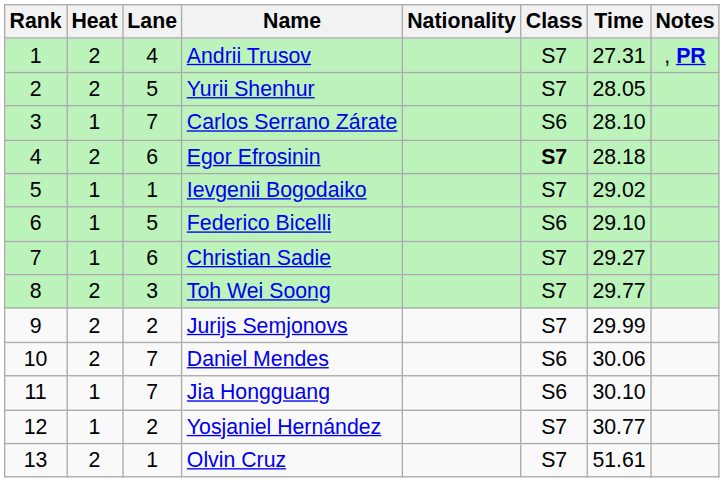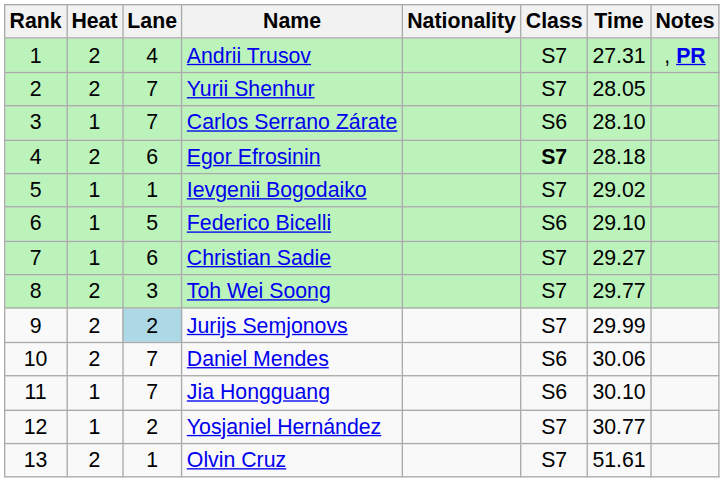(152, 88) 5 -> (152, 88) 7
(152, 325) no background -> (152, 325) lightblue background
